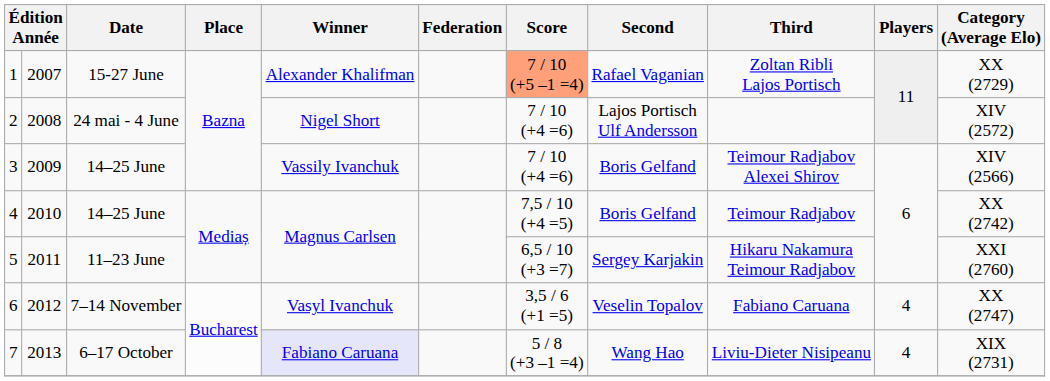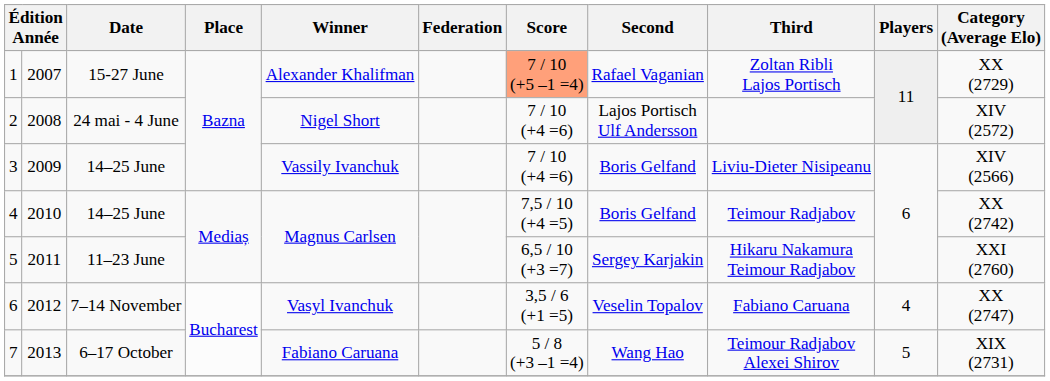(791, 166) Teimour Radjabov Alexei Shirov -> (791, 166) Liviu-Dieter Nisipeanu
(340, 352) lavender background -> (340, 352) no background
(791, 352) Liviu-Dieter Nisipeanu -> (791, 352) Teimour Radjabov Alexei Shirov
(906, 352) 4 -> (906, 352) 5
